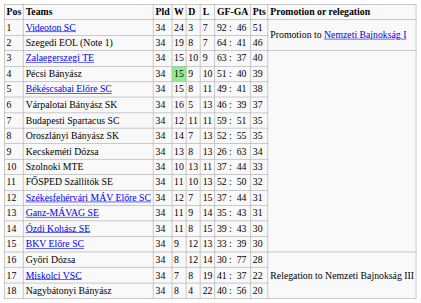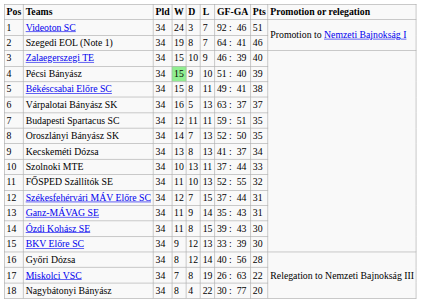(232, 58) 63 : 37 -> (232, 58) 46 : 39
(232, 105) 46 : 39 -> (232, 105) 63 : 37
(232, 136) 52 : 55 -> (232, 136) 52 : 50
(232, 151) 26 : 63 -> (232, 151) 41 : 37
(232, 182) 52 : 50 -> (232, 182) 52 : 55
(232, 259) 30 : 77 -> (232, 259) 40 : 56
(232, 275) 41 : 37 -> (232, 275) 26 : 63
(232, 290) 40 : 56 -> (232, 290) 30 : 77
